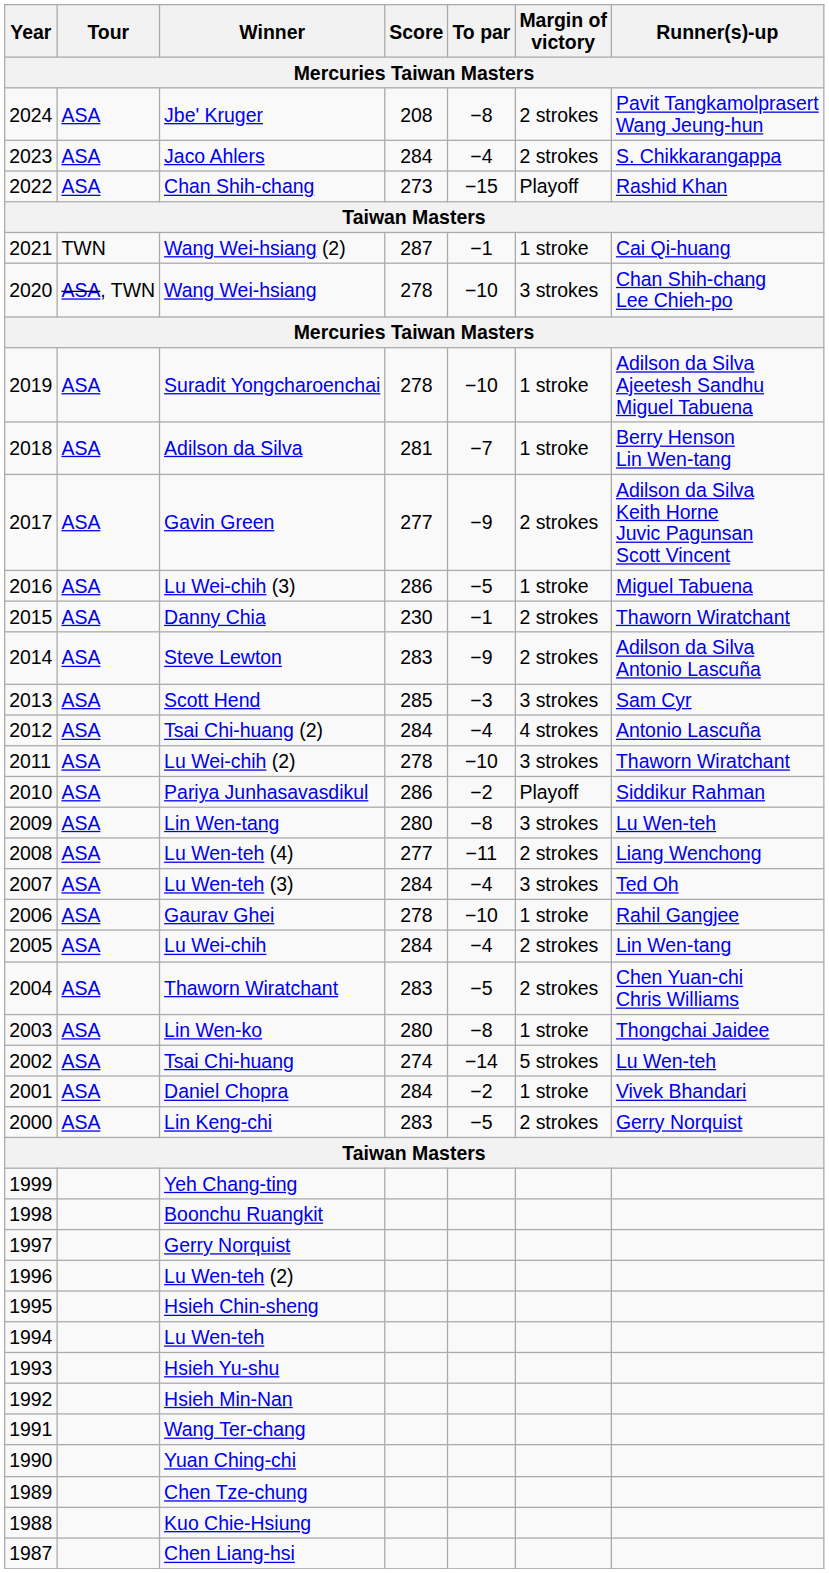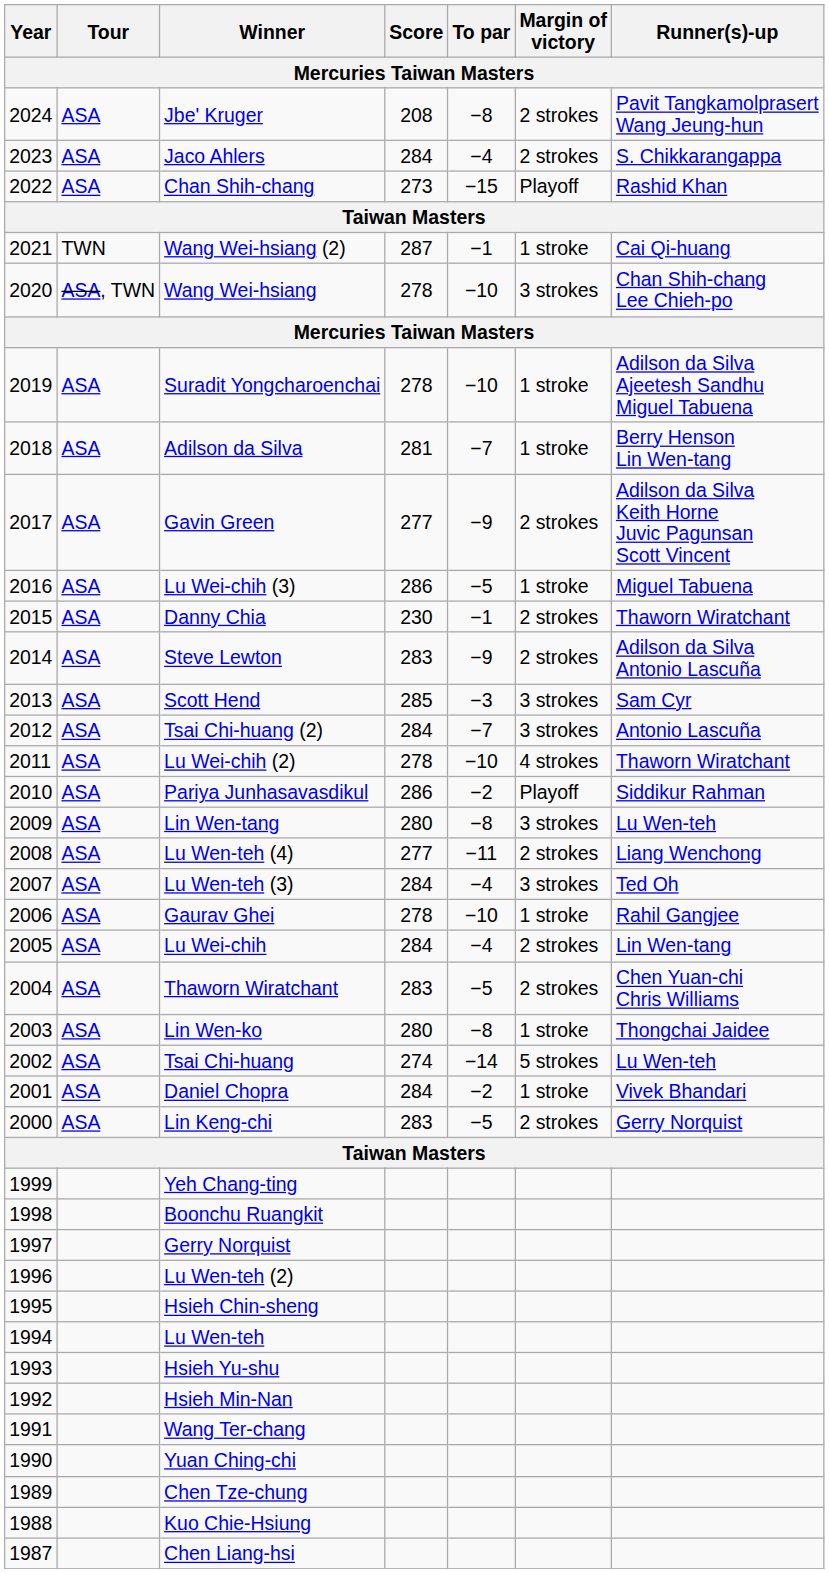(481, 731) −4 -> (481, 731) −7
(559, 731) 4 strokes -> (559, 731) 3 strokes
(559, 761) 3 strokes -> (559, 761) 4 strokes
